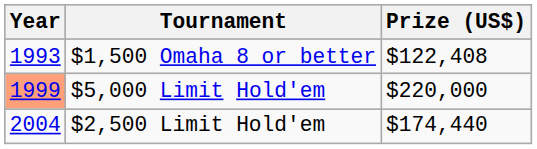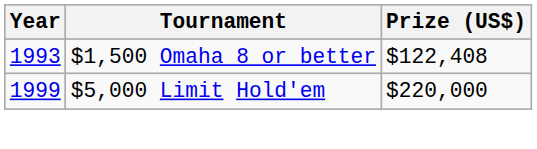(35, 91) lightsalmon background -> (35, 91) no background
- row: (198, 126)
